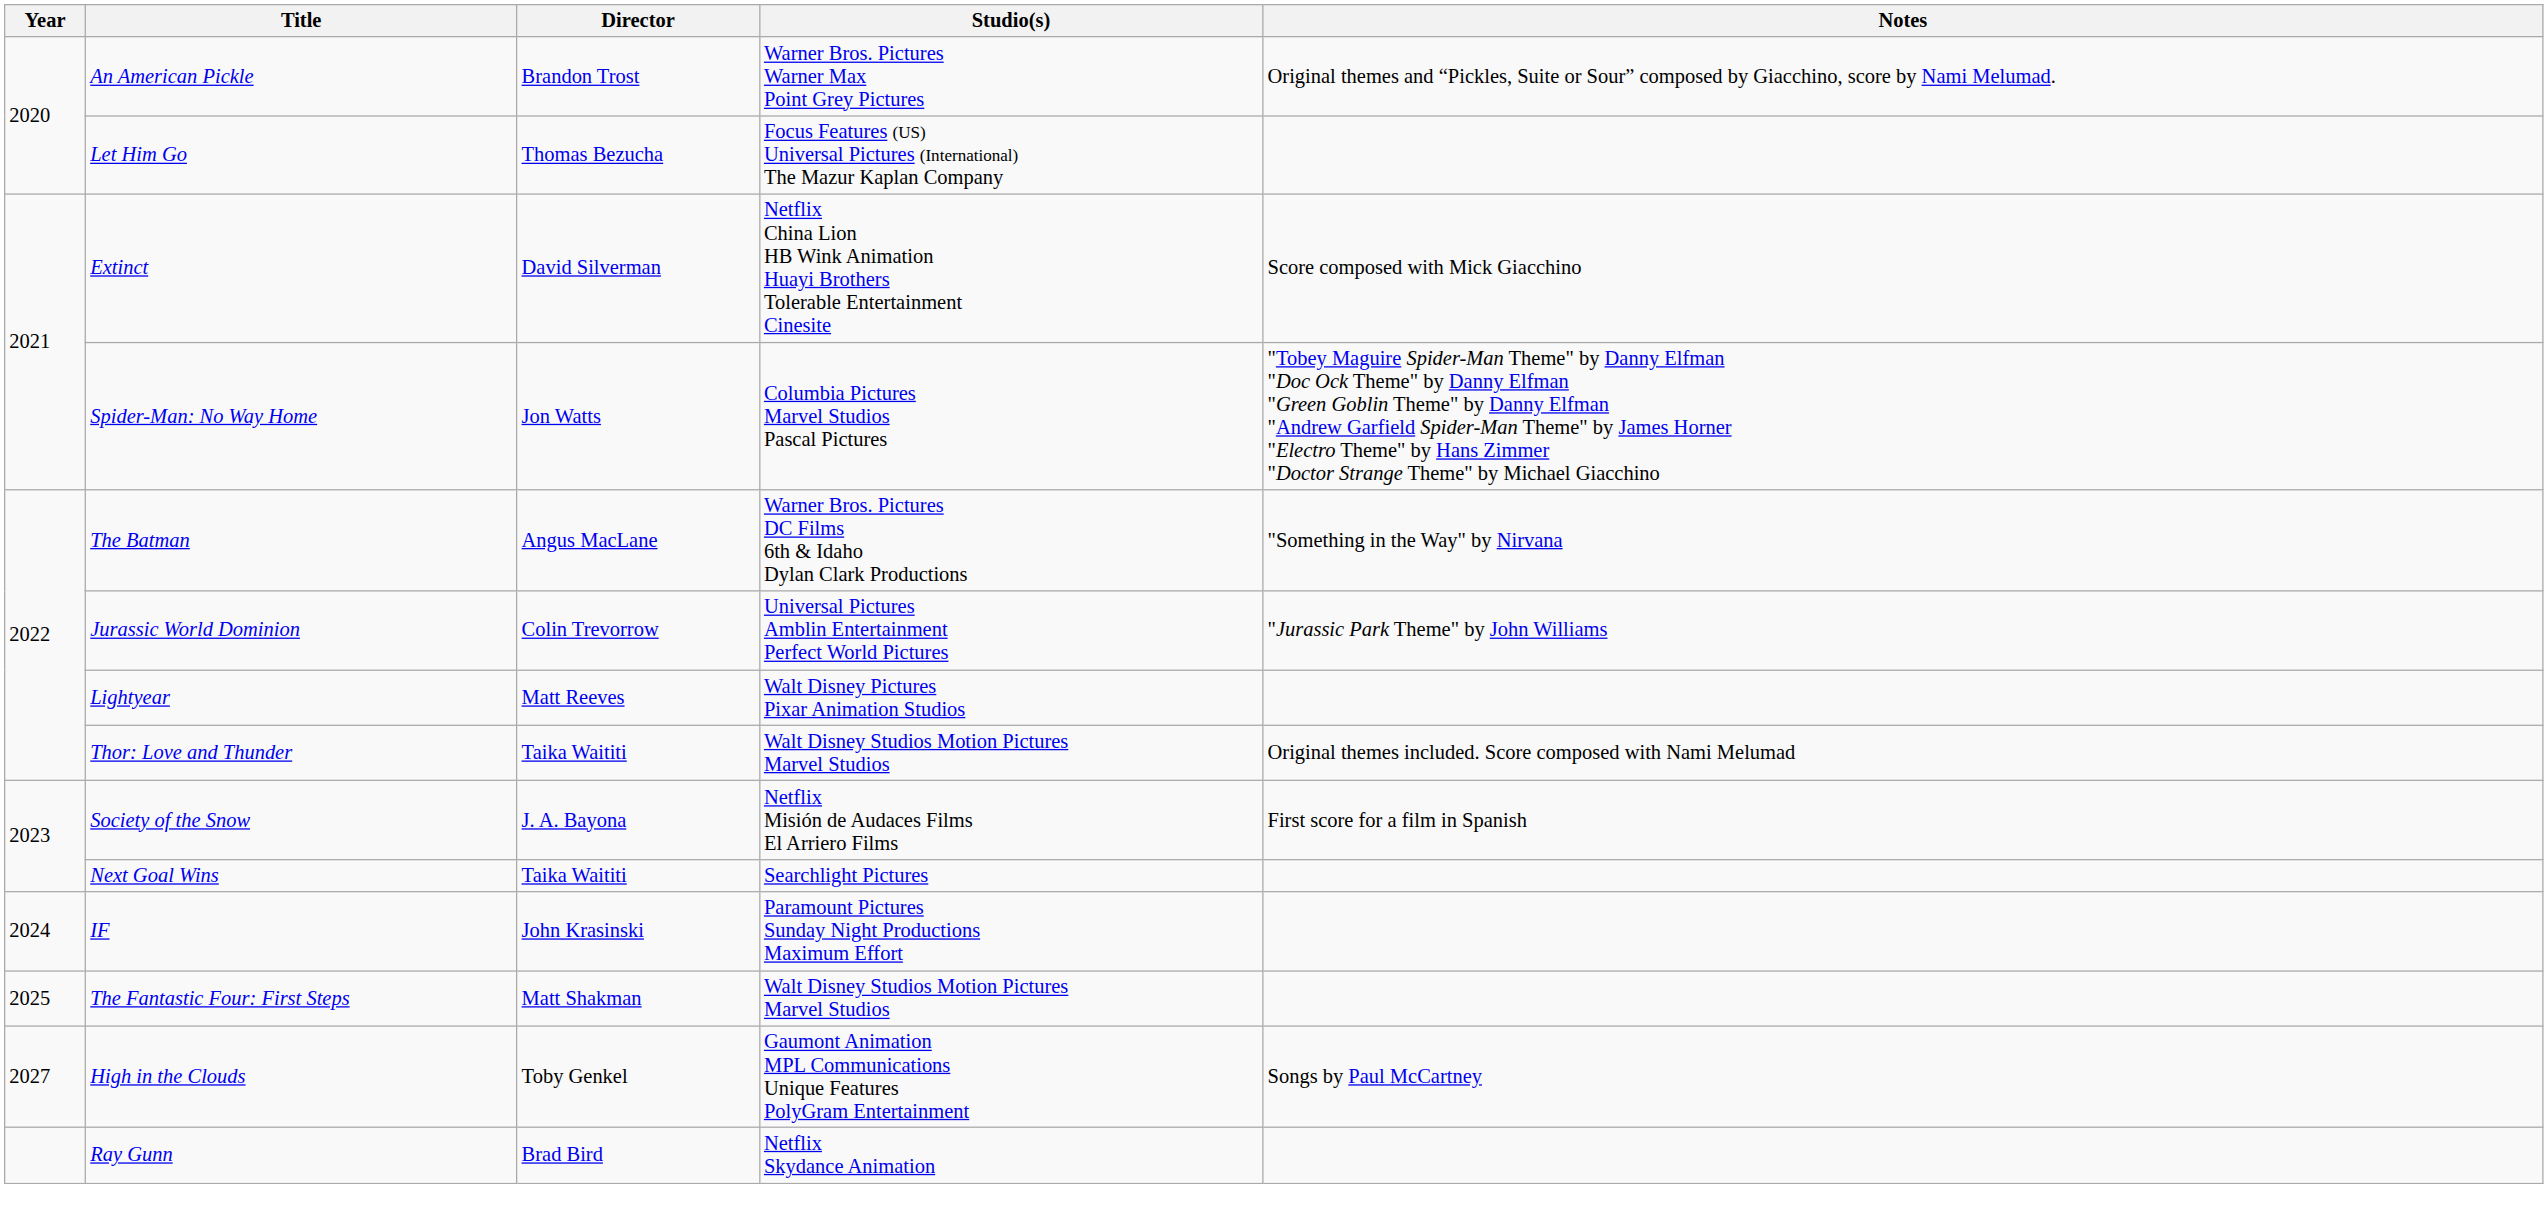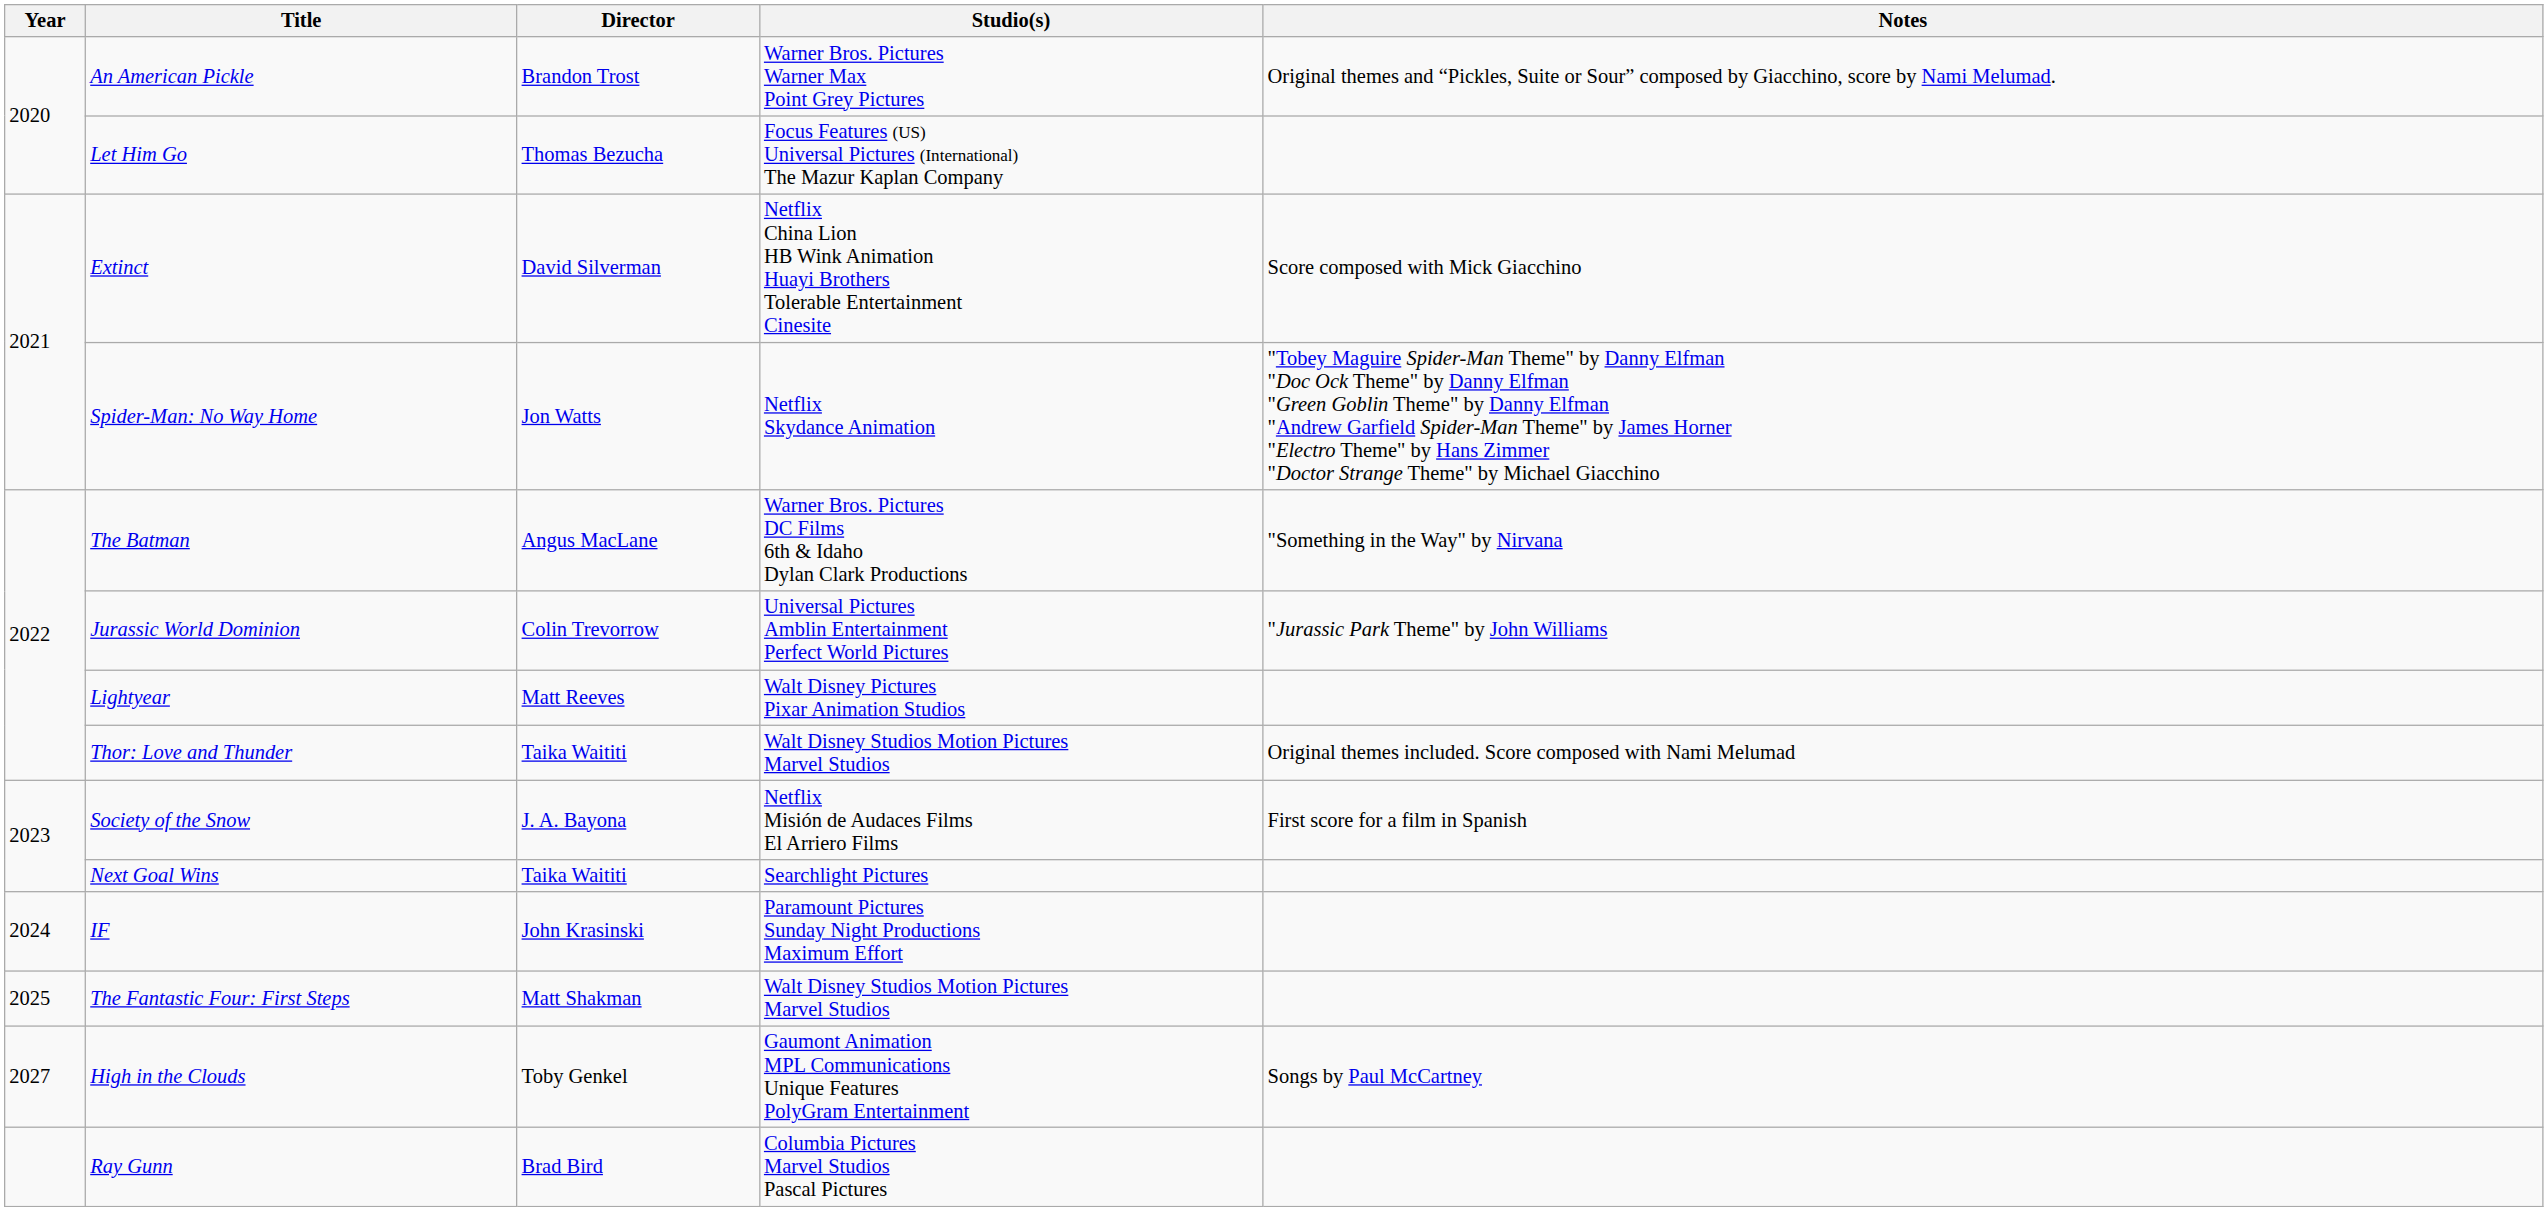(840, 415) Columbia Pictures Marvel Studios Pascal Pictures -> (850, 415) Netflix Skydance Animation
(850, 1155) Netflix Skydance Animation -> (840, 1166) Columbia Pictures Marvel Studios Pascal Pictures
